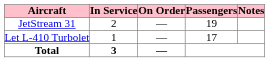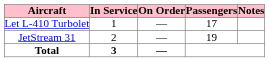rows swapped: (47, 24) <-> (47, 37)
